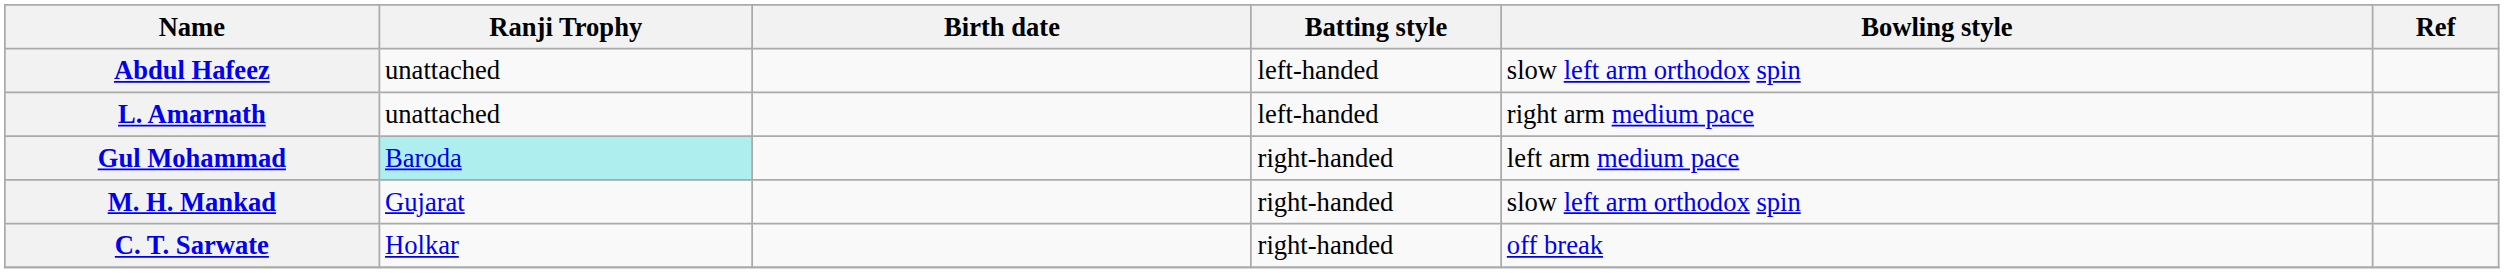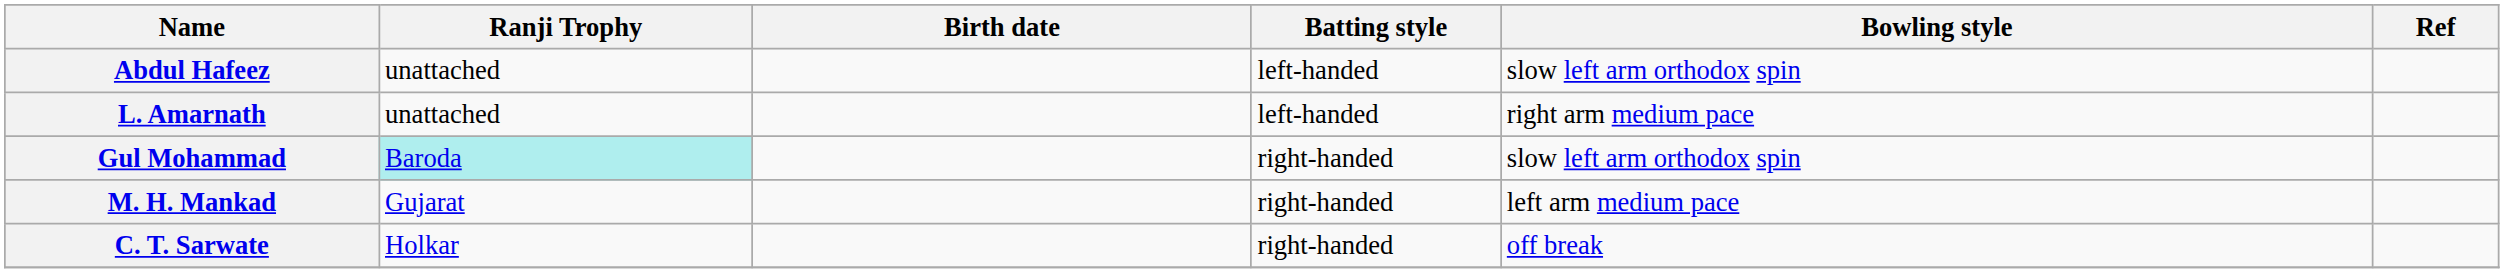(1623, 158) left arm medium pace -> (1654, 158) slow left arm orthodox spin
(1654, 202) slow left arm orthodox spin -> (1623, 202) left arm medium pace
